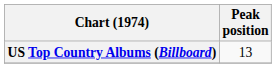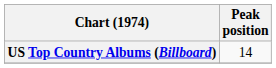(245, 52) 13 -> (245, 52) 14
